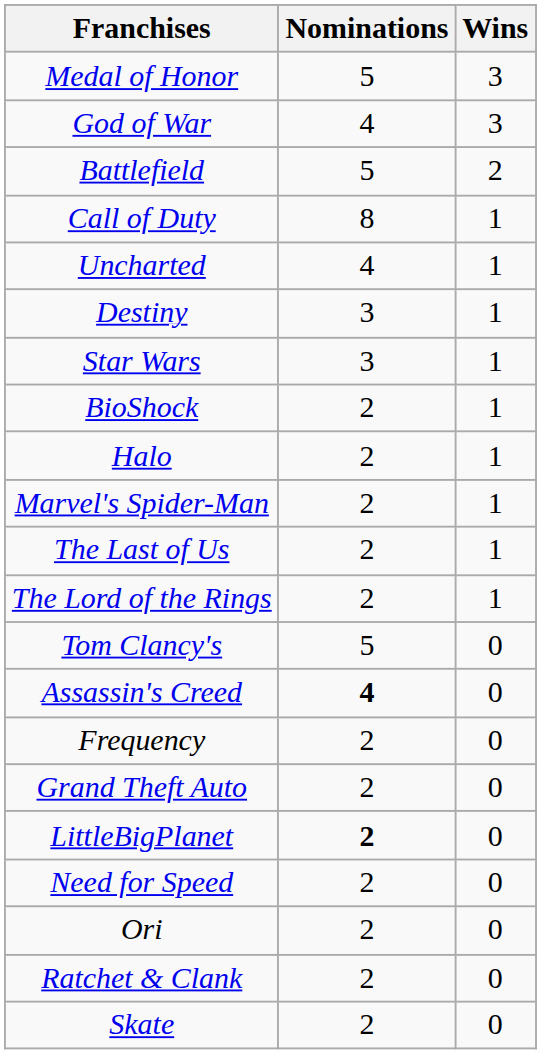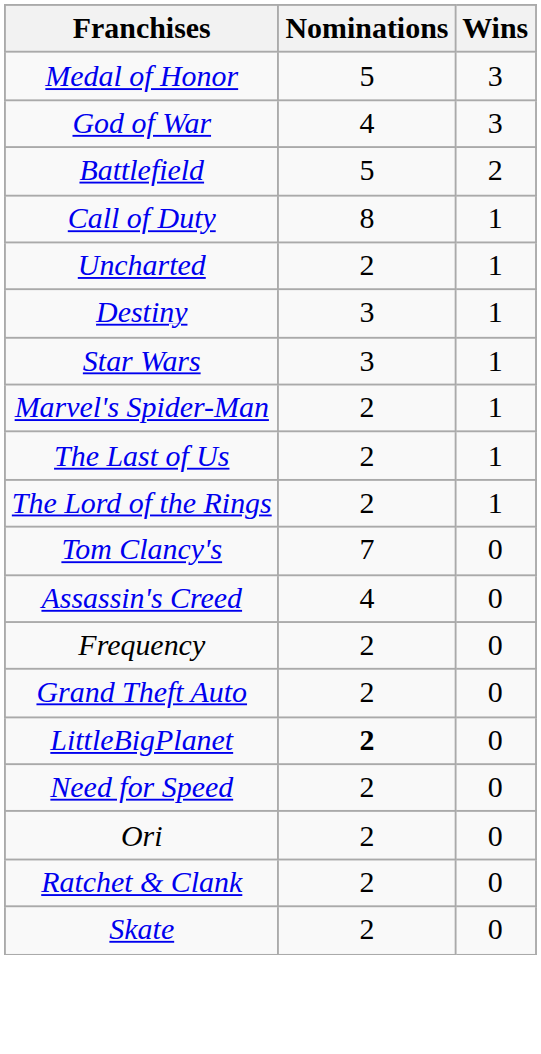(367, 265) 4 -> (367, 265) 2
- row: (142, 407)
- row: (142, 455)
(367, 645) 5 -> (367, 550) 7
(367, 692) bold -> (367, 597) normal
